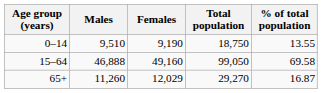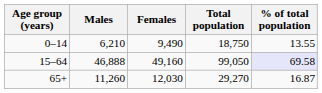(112, 43) 9,510 -> (112, 43) 6,210
(170, 43) 9,190 -> (170, 43) 9,490
(302, 61) no background -> (302, 61) lavender background
(167, 79) 12,029 -> (167, 79) 12,030
